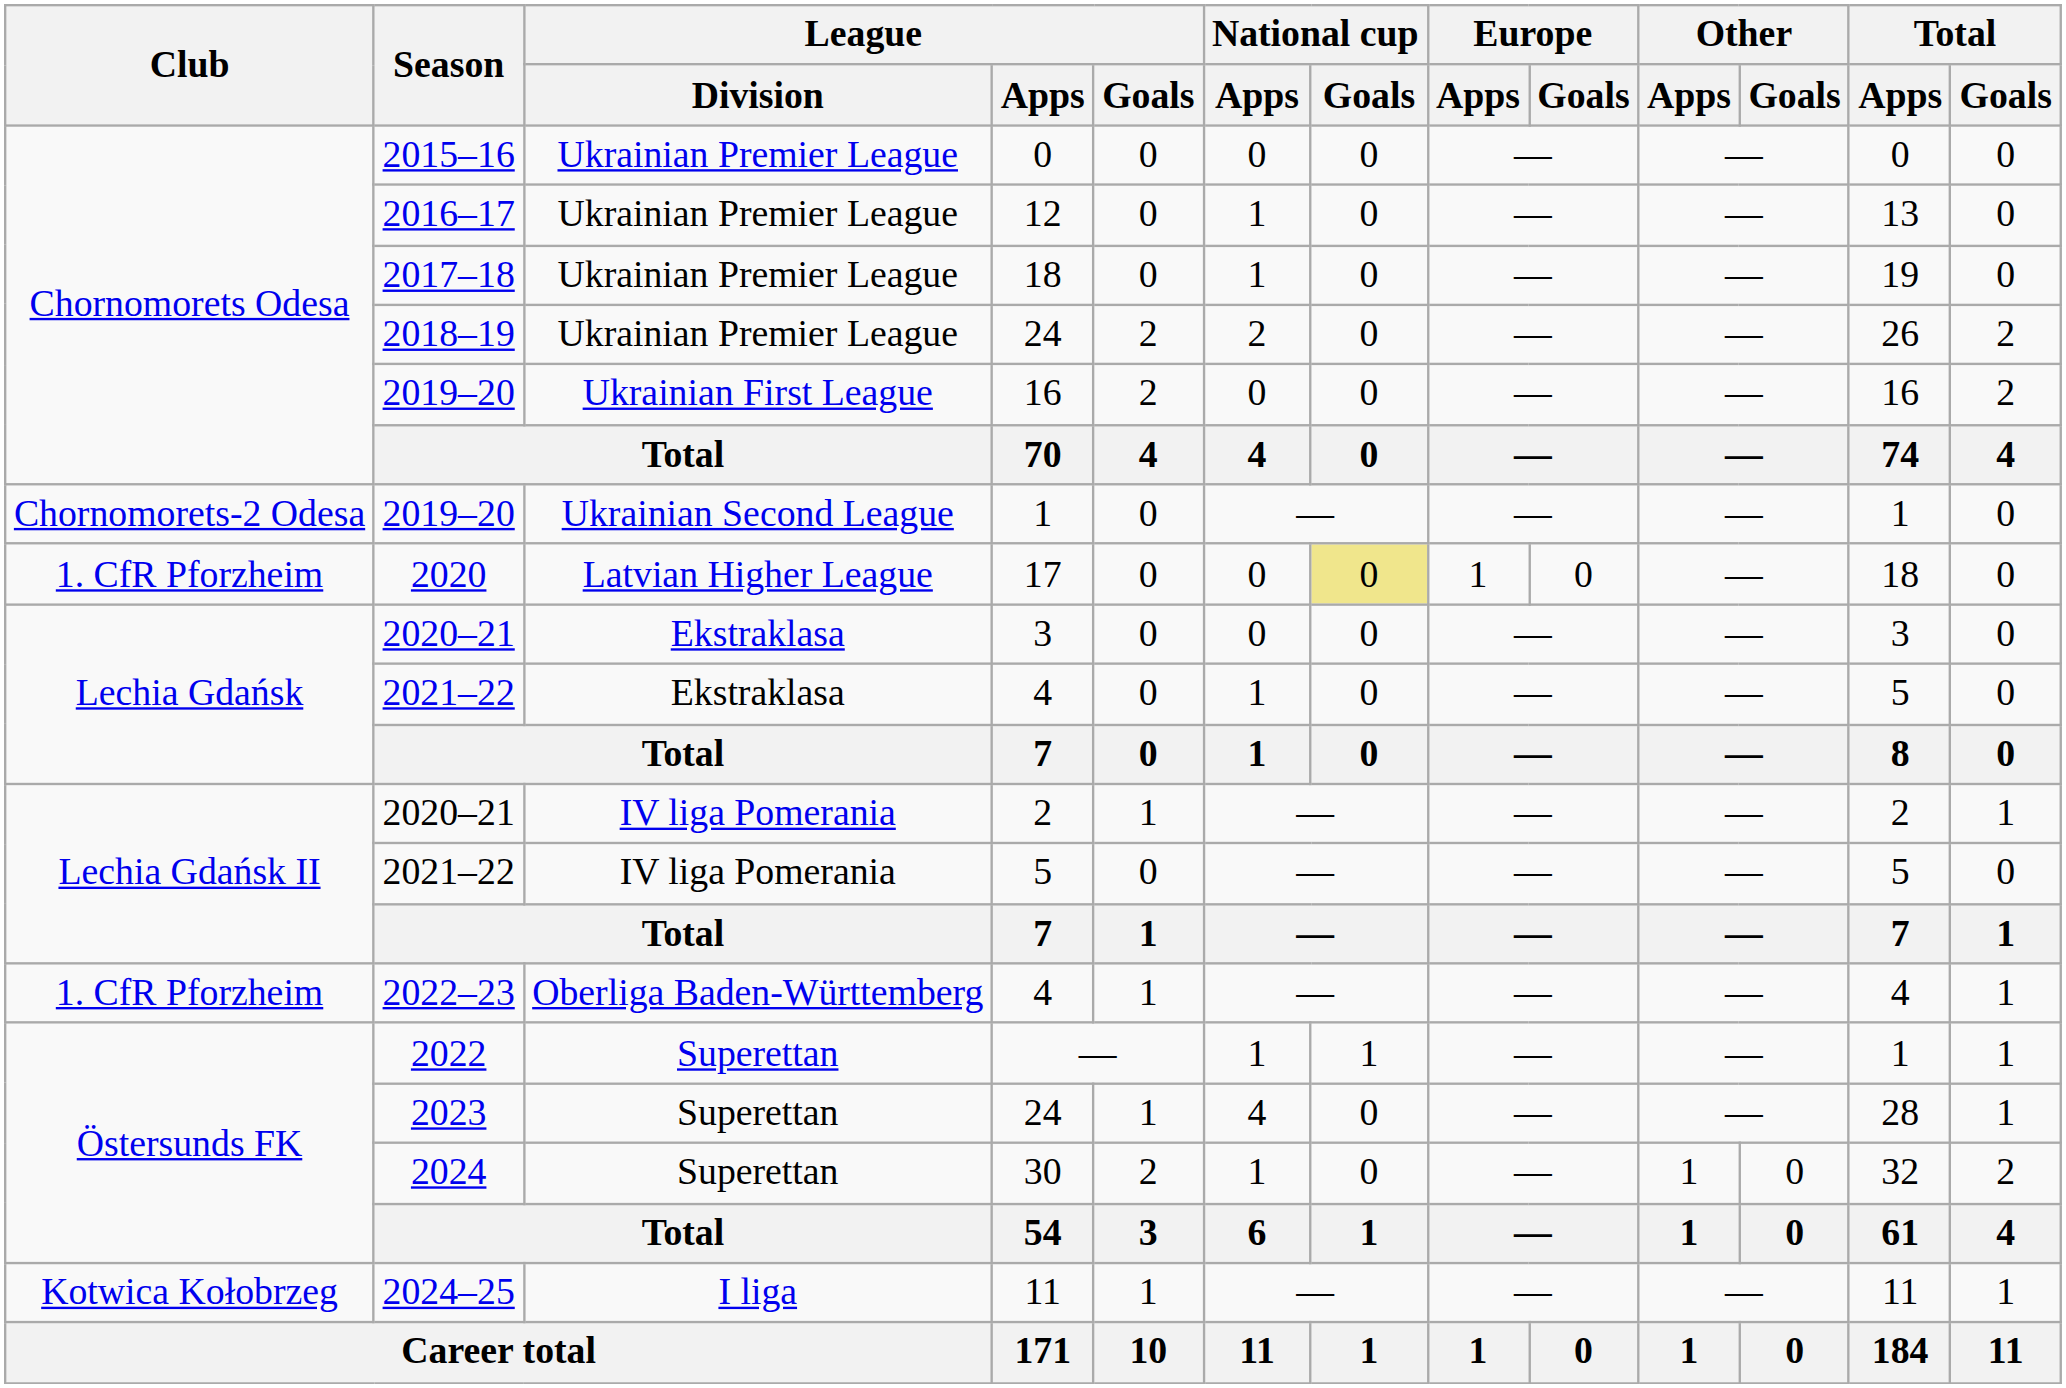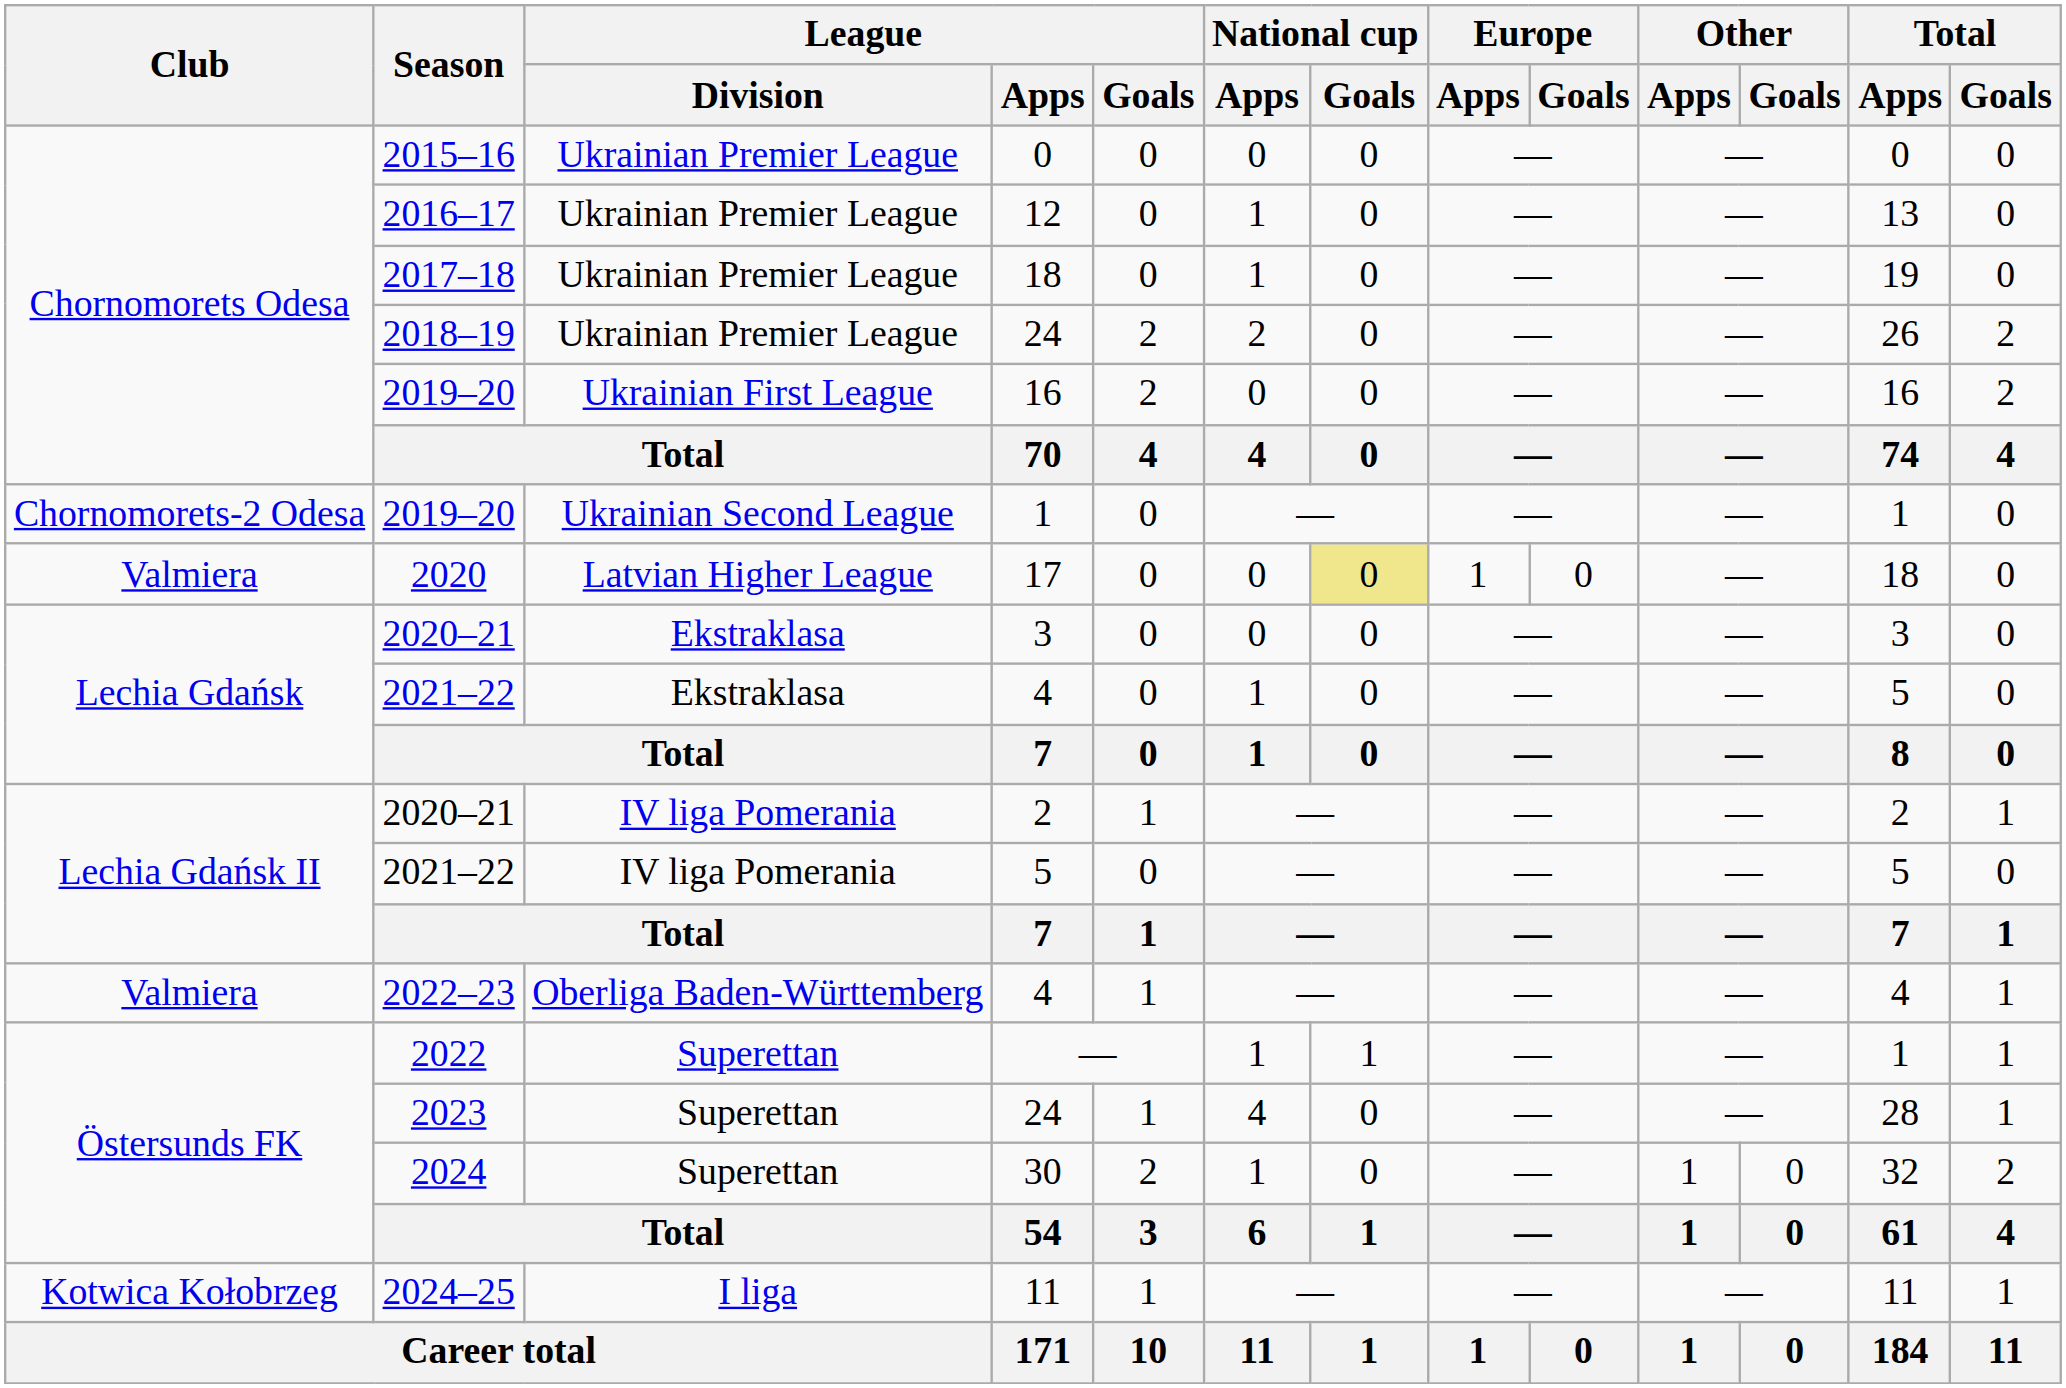(190, 573) 1. CfR Pforzheim -> (190, 573) Valmiera
(190, 992) 1. CfR Pforzheim -> (190, 992) Valmiera
